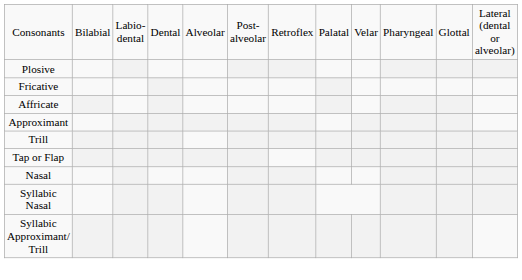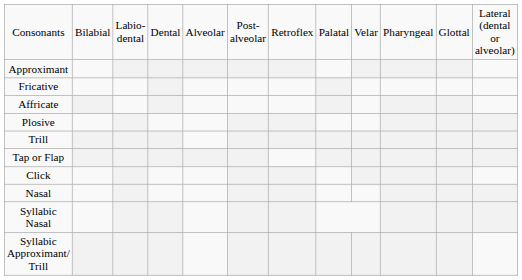rows swapped: (38, 68) <-> (38, 122)
+ row: (38, 175)
